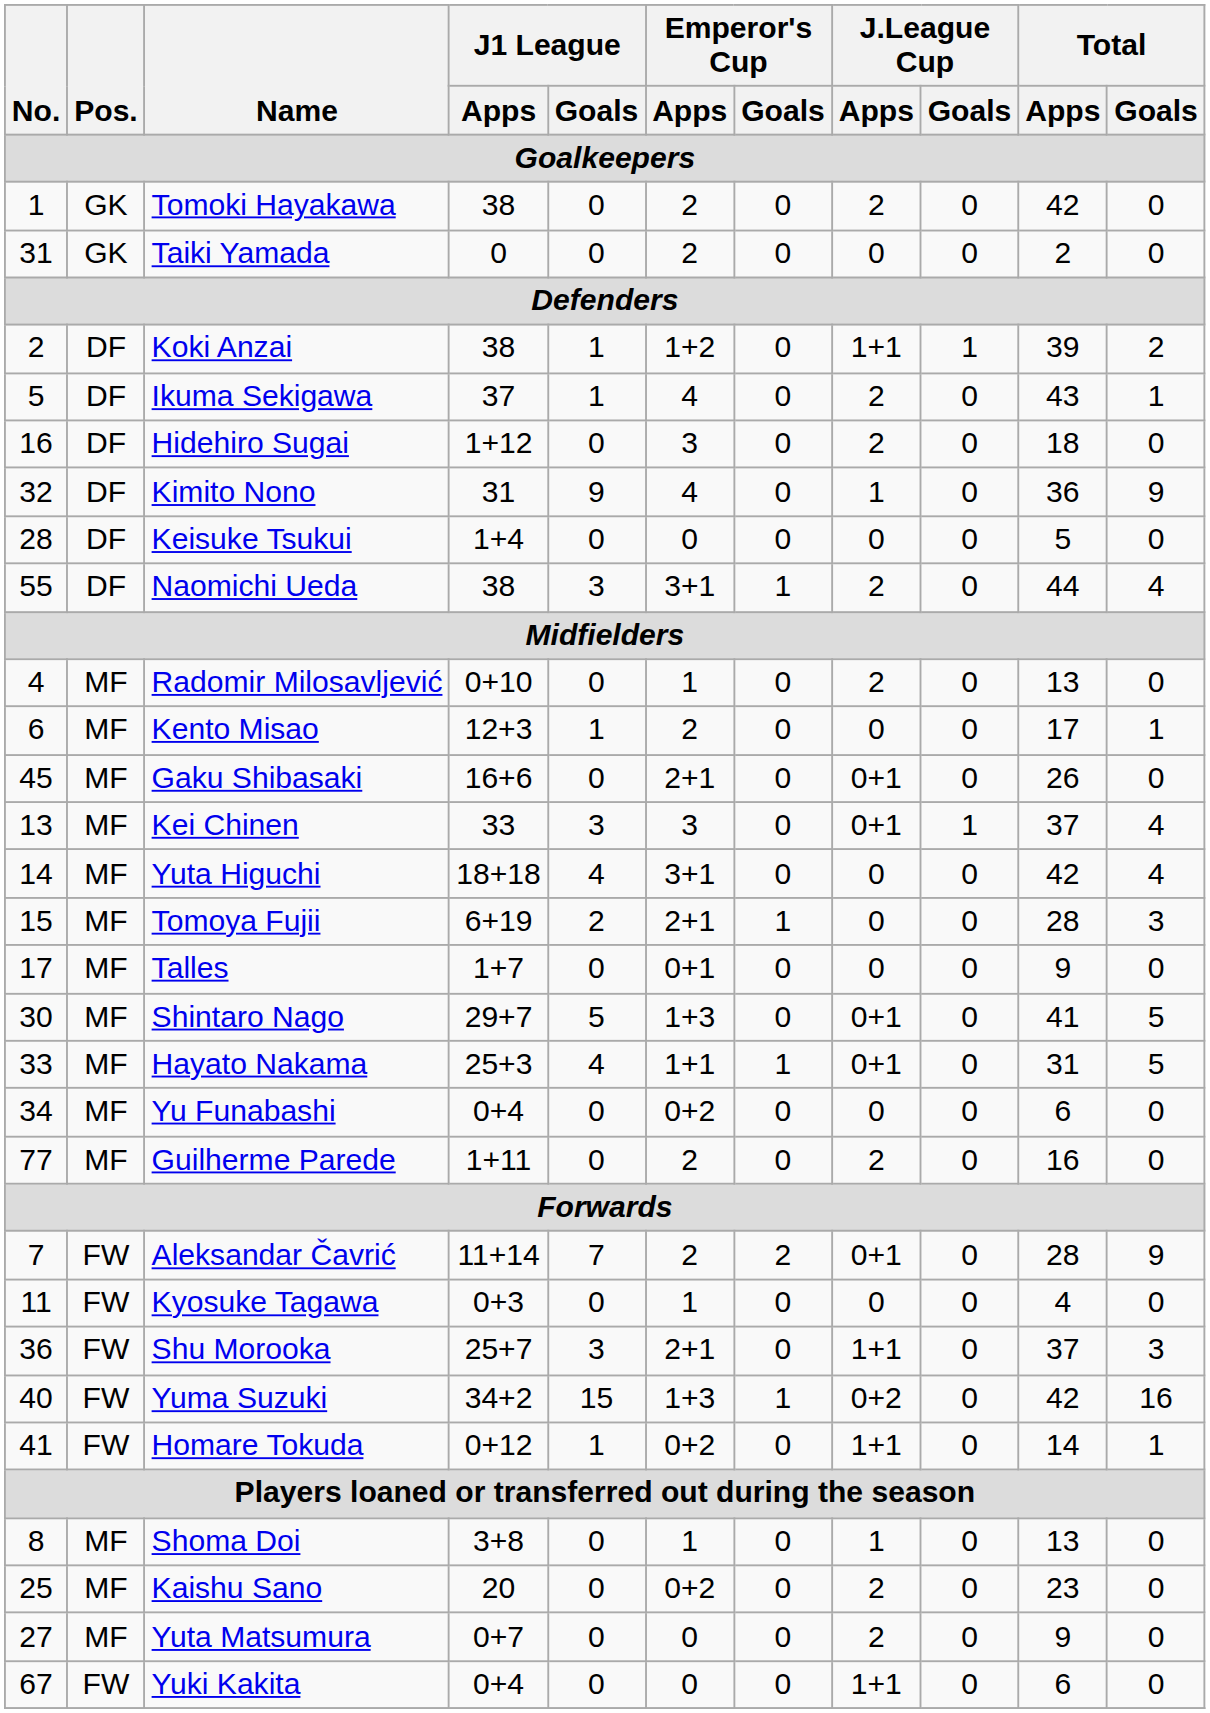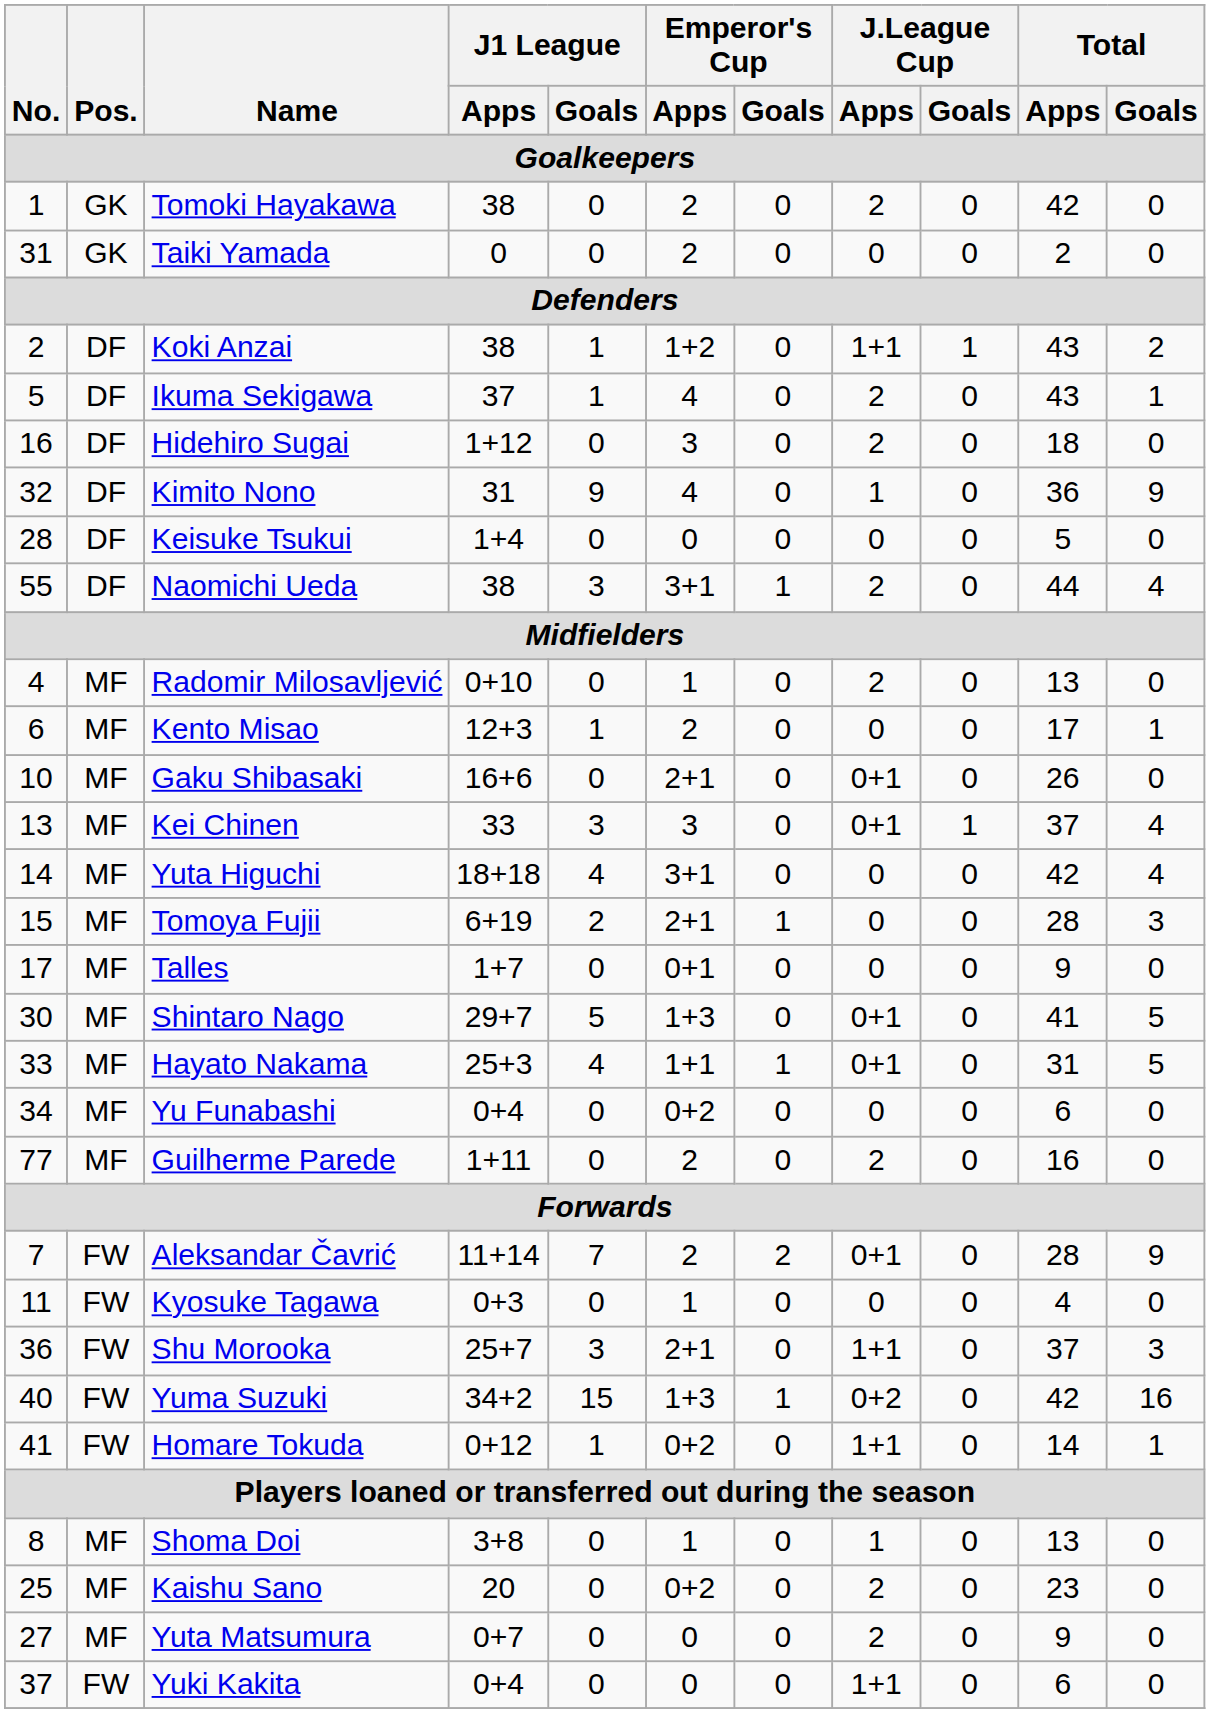(1063, 348) 39 -> (1063, 348) 43
(36, 777) 45 -> (36, 777) 10
(36, 1684) 67 -> (36, 1684) 37
